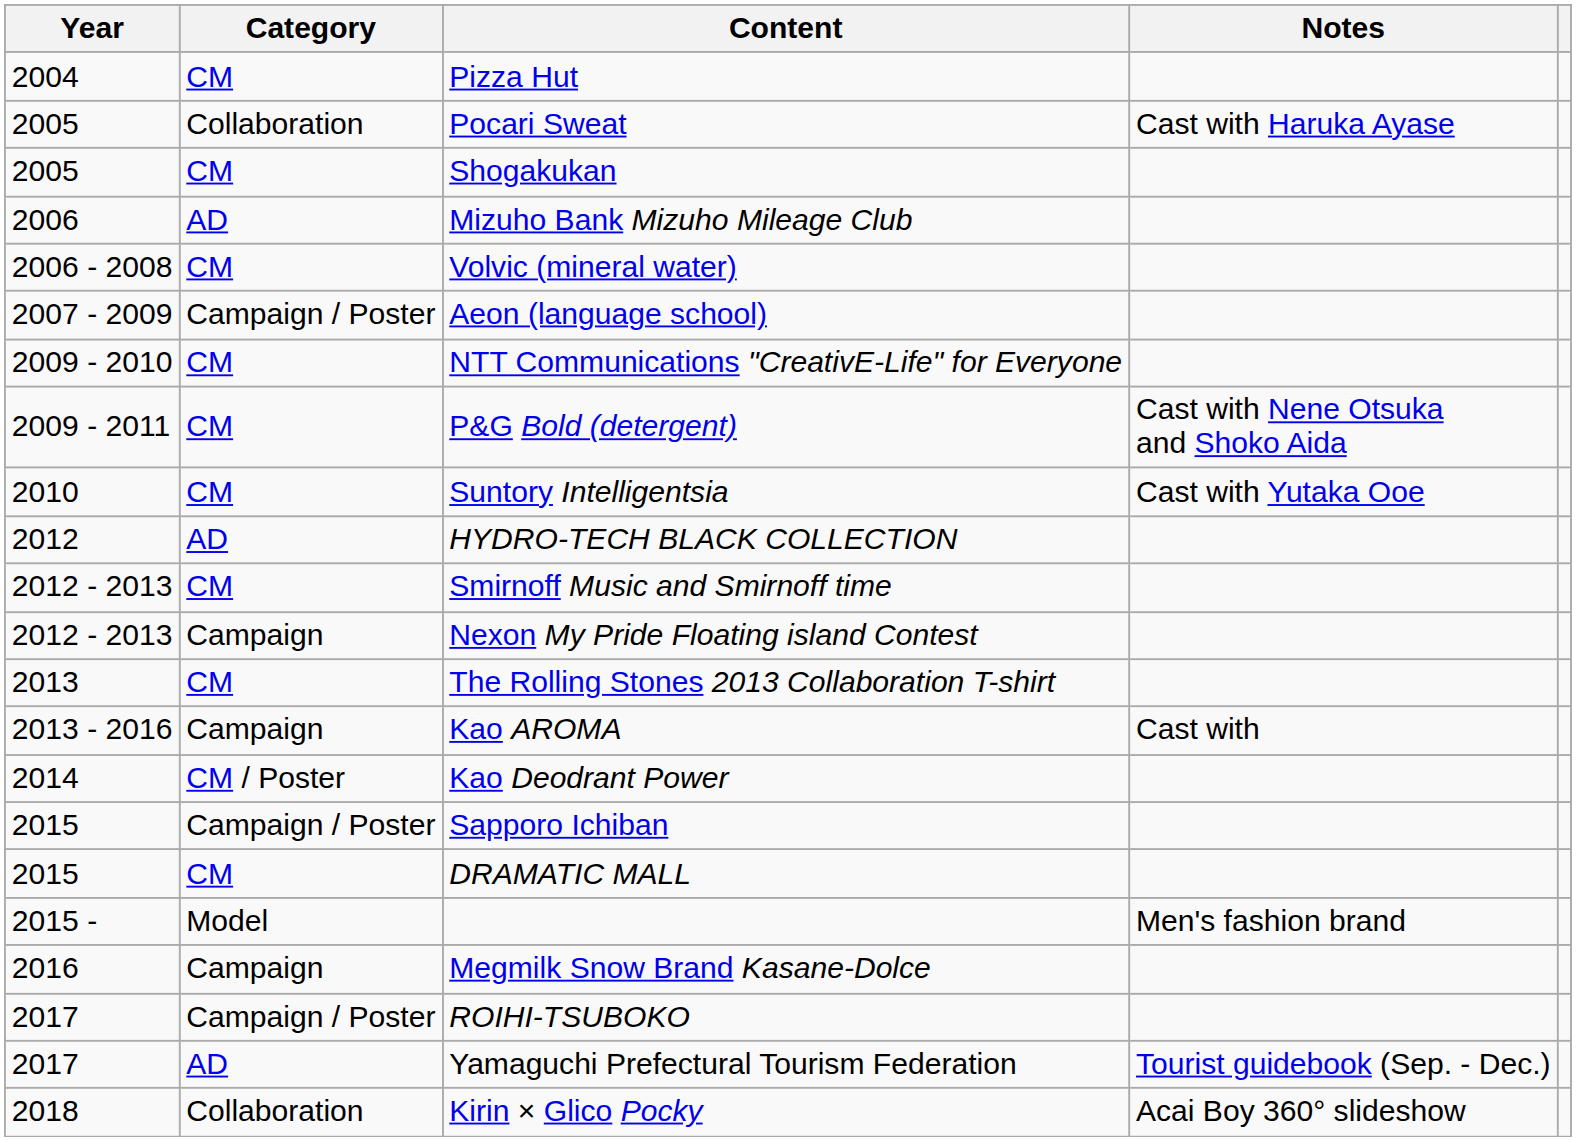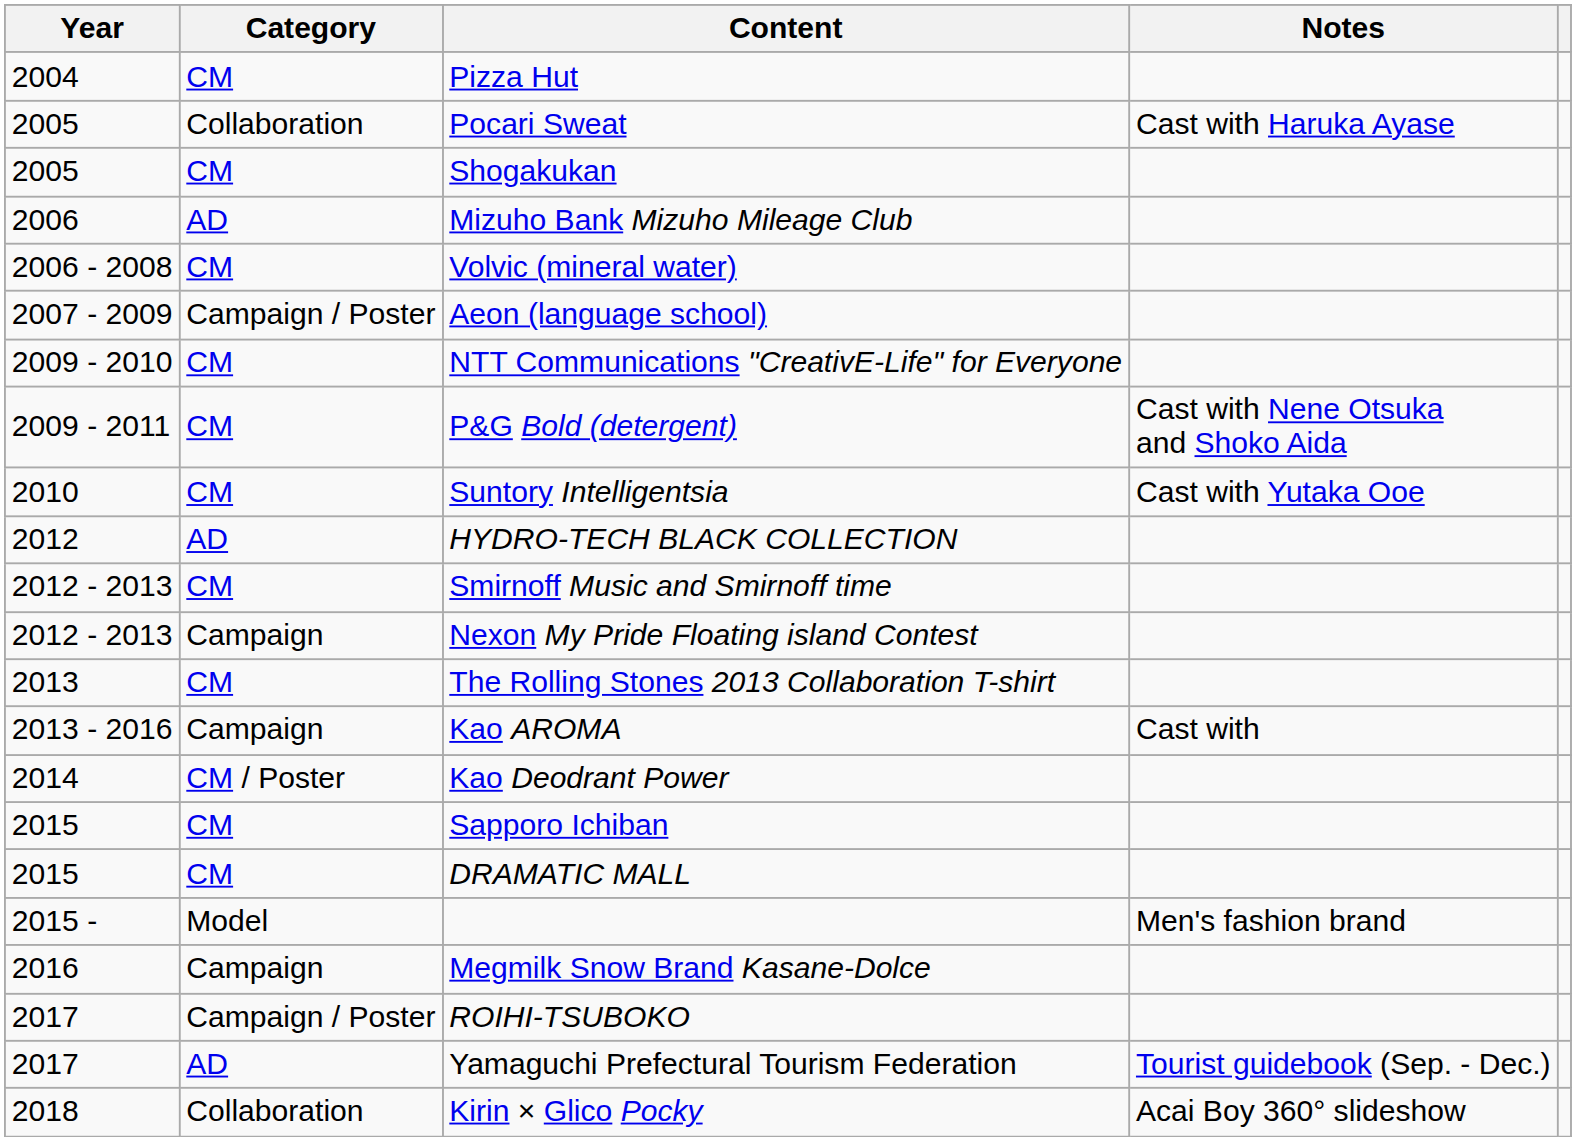(311, 825) Campaign / Poster -> (210, 825) CM
